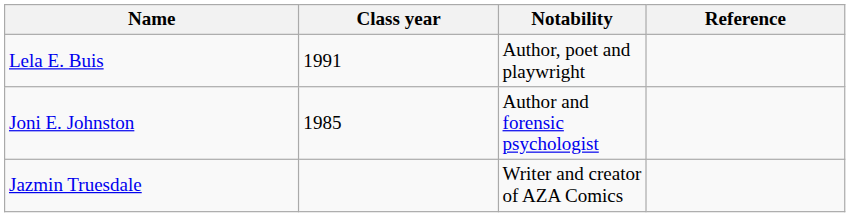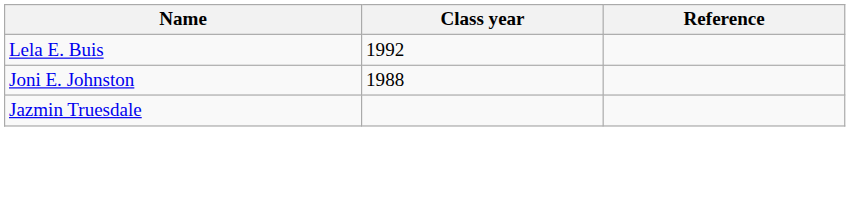- column: (572, 19)
(322, 60) 1991 -> (385, 49) 1992
(322, 122) 1985 -> (385, 79) 1988
